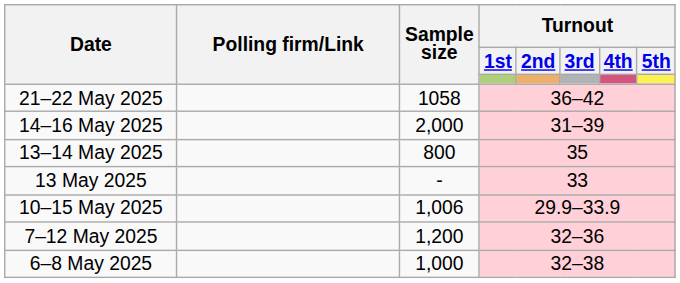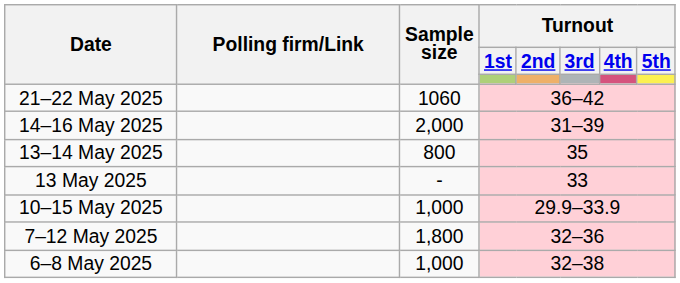(439, 97) 1058 -> (439, 97) 1060
(439, 208) 1,006 -> (439, 208) 1,000
(439, 235) 1,200 -> (439, 235) 1,800
